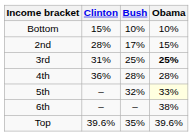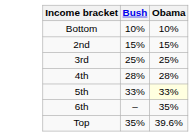- column: (101, 13)
(135, 44) 17% -> (135, 44) 15%
(169, 60) bold -> (169, 60) normal
(135, 91) 32% -> (135, 91) 33%
(169, 107) 38% -> (169, 107) 35%
